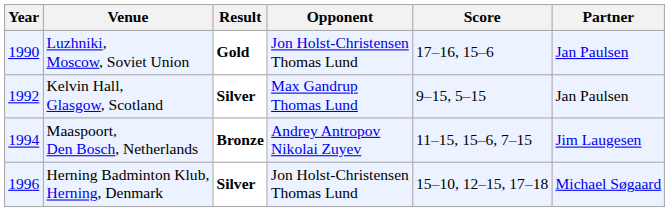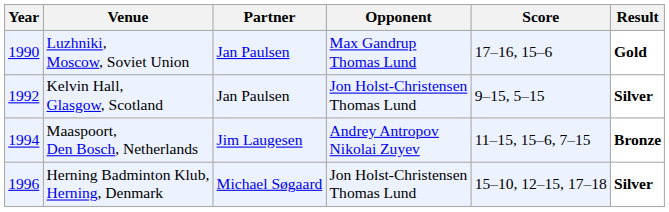columns swapped: (608, 17) <-> (240, 17)
(340, 52) Jon Holst-Christensen Thomas Lund -> (373, 52) Max Gandrup Thomas Lund
(314, 96) Max Gandrup Thomas Lund -> (398, 96) Jon Holst-Christensen Thomas Lund
